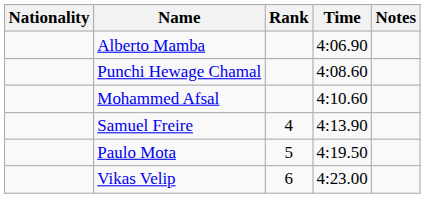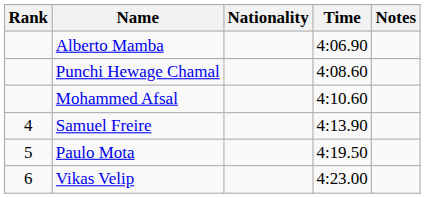columns swapped: (289, 17) <-> (49, 17)
